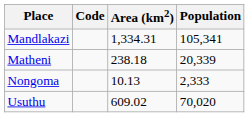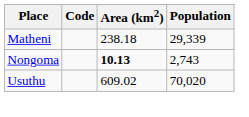- row: (38, 39)
(198, 60) 20,339 -> (188, 39) 29,339
(125, 80) normal -> (115, 60) bold
(195, 80) 2,333 -> (184, 60) 2,743
